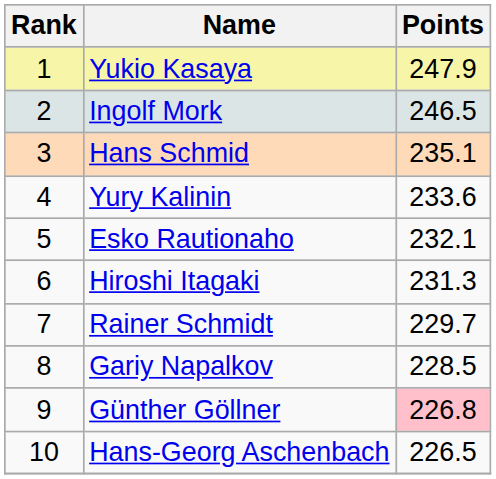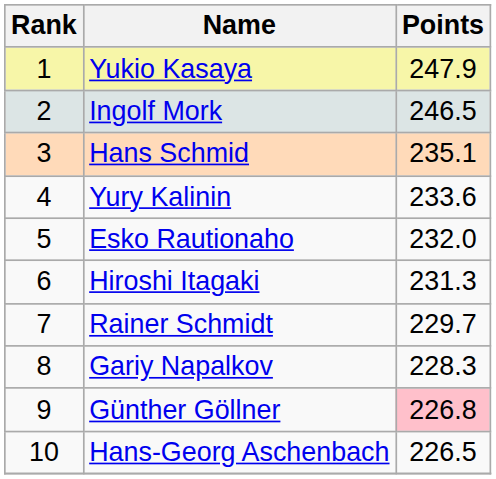(443, 238) 232.1 -> (443, 238) 232.0
(443, 366) 228.5 -> (443, 366) 228.3
